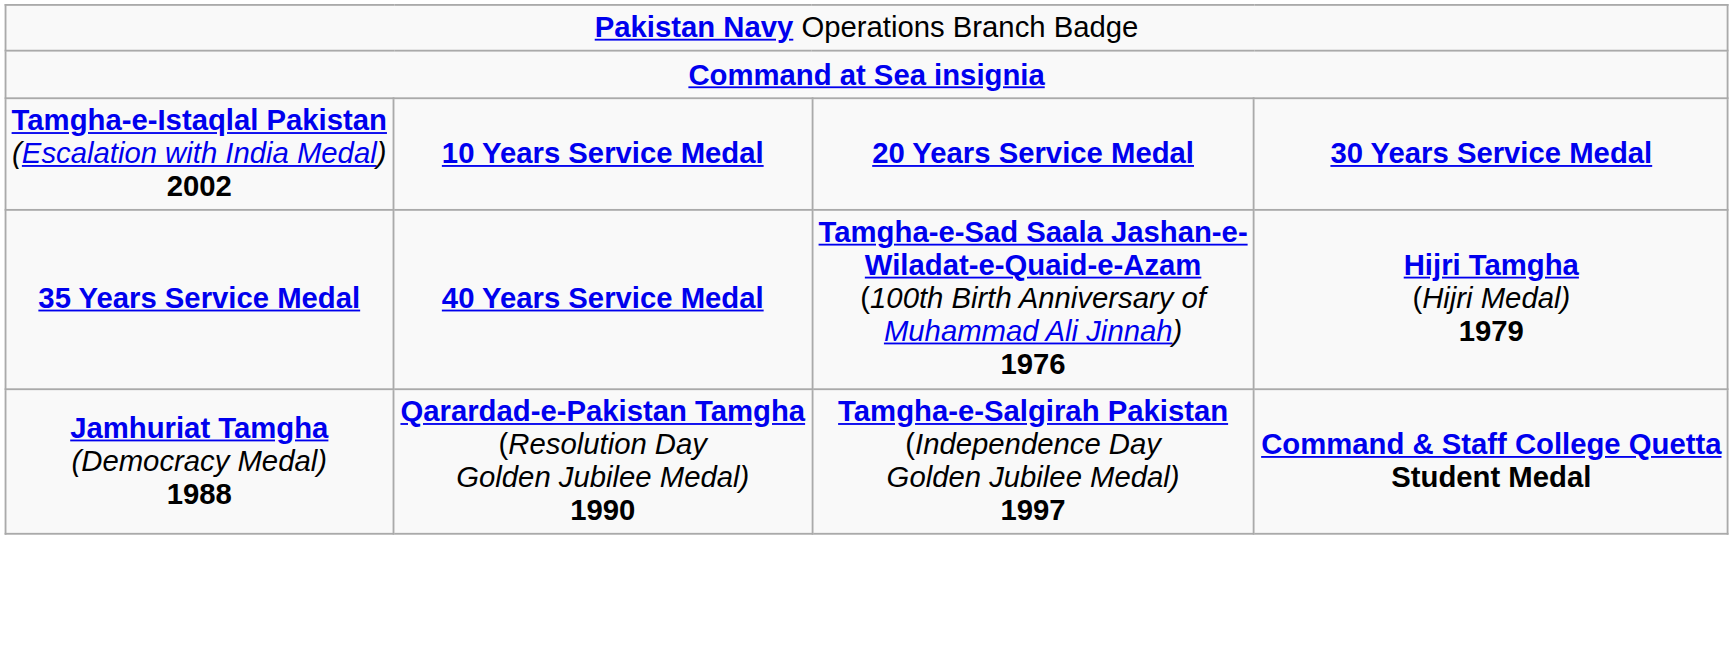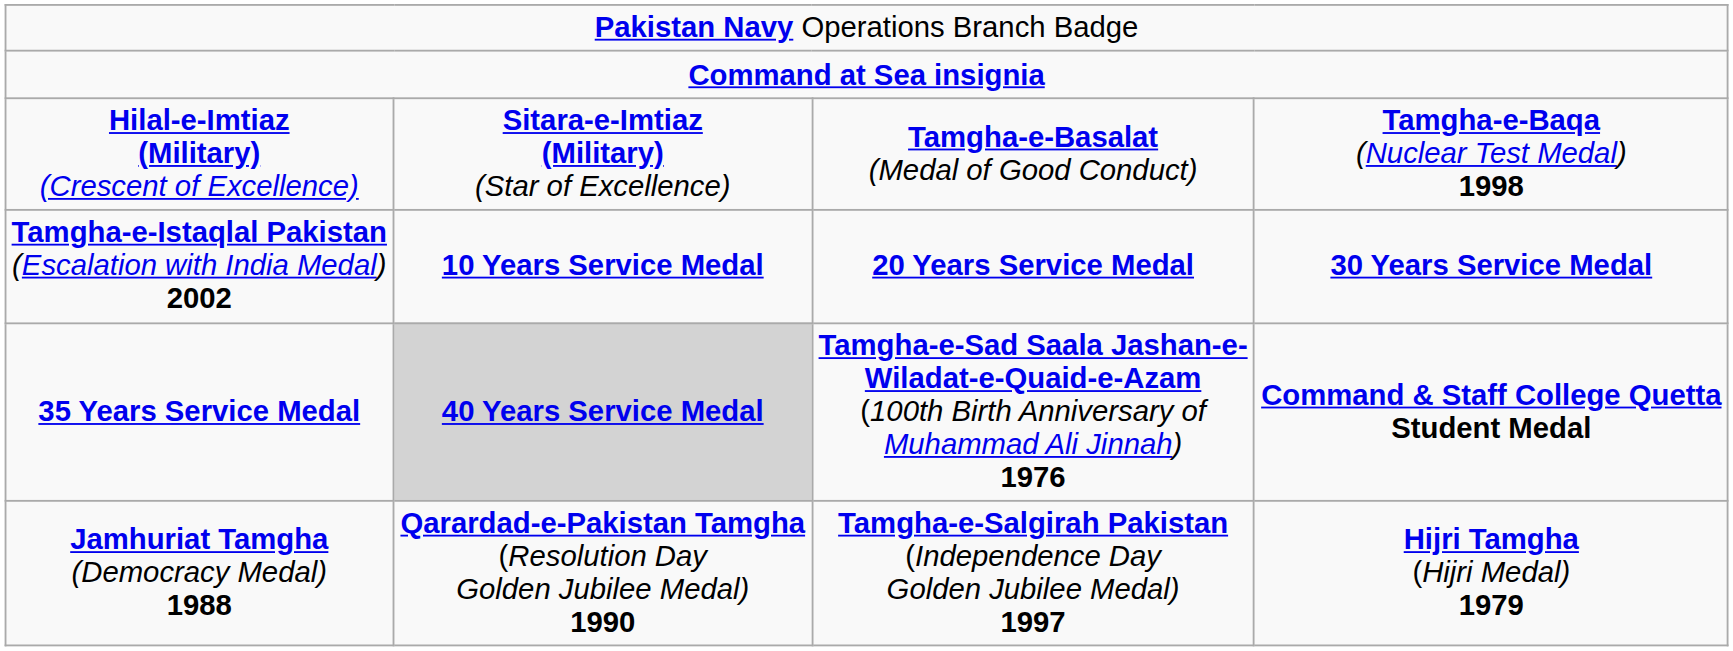+ row: (199, 153)
(603, 298) no background -> (603, 411) lightgrey background
(1491, 298) Hijri Tamgha (Hijri Medal) 1979 -> (1491, 411) Command & Staff College Quetta Student Medal
(1491, 460) Command & Staff College Quetta Student Medal -> (1491, 572) Hijri Tamgha (Hijri Medal) 1979
